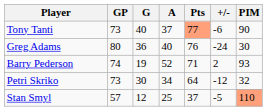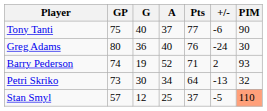(115, 30) 73 -> (115, 30) 75
(193, 30) lightsalmon background -> (193, 30) no background
(220, 81) -12 -> (220, 81) -13
